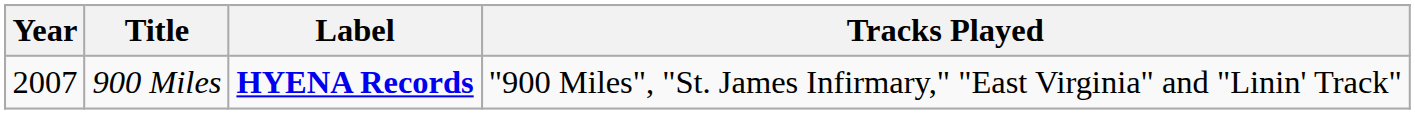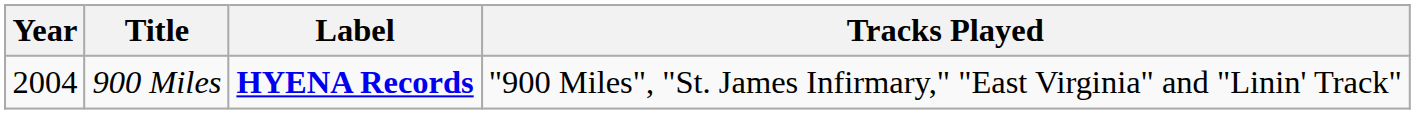(45, 81) 2007 -> (45, 81) 2004
